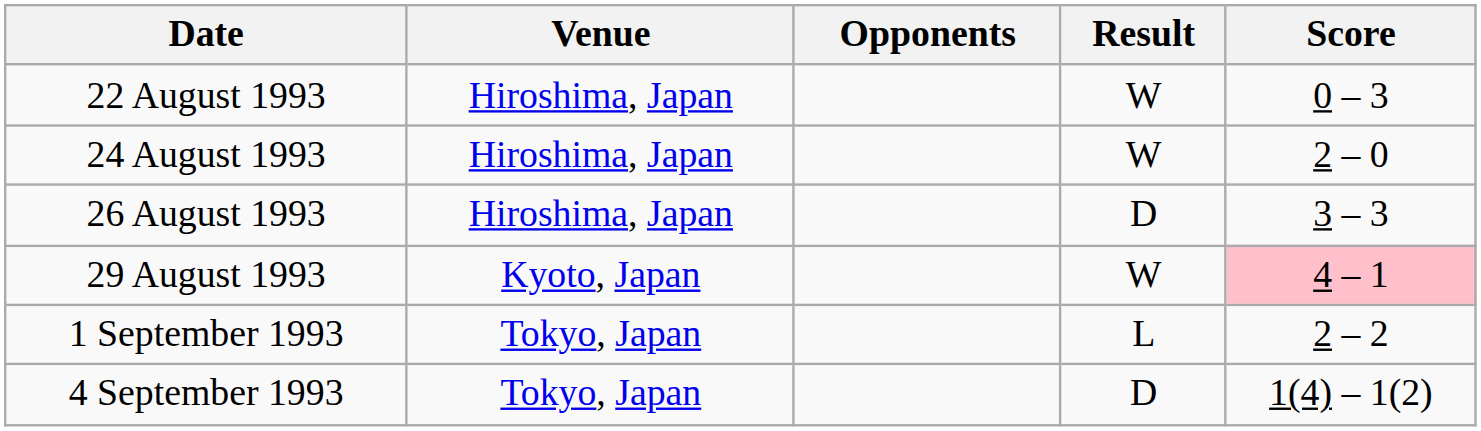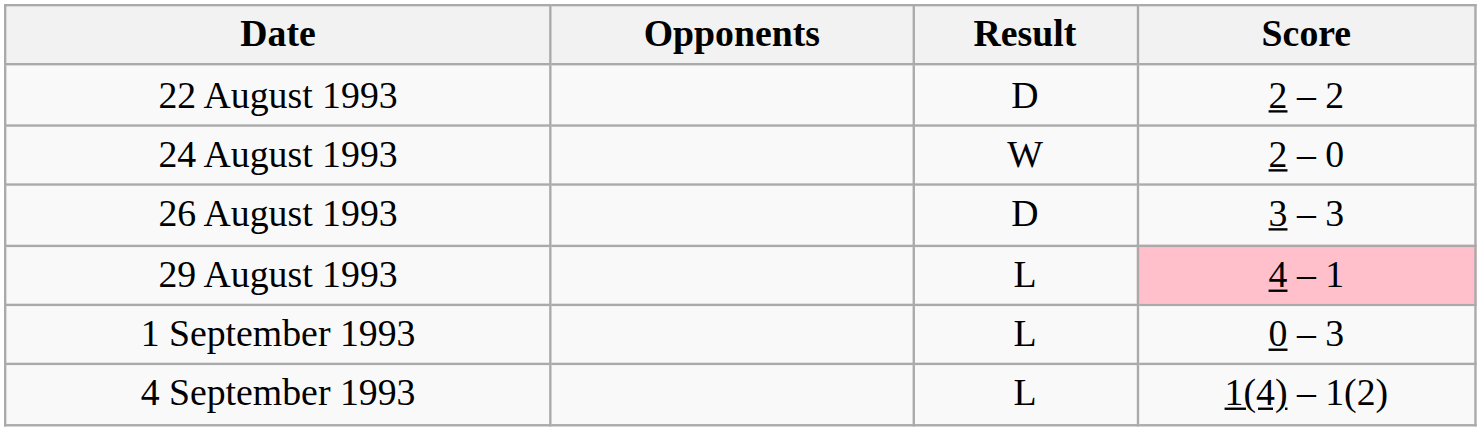- column: (601, 34)
(1144, 94) W -> (1025, 94) D
(1351, 94) 0 – 3 -> (1306, 94) 2 – 2
(1144, 273) W -> (1025, 273) L
(1351, 333) 2 – 2 -> (1306, 333) 0 – 3
(1144, 393) D -> (1025, 393) L
